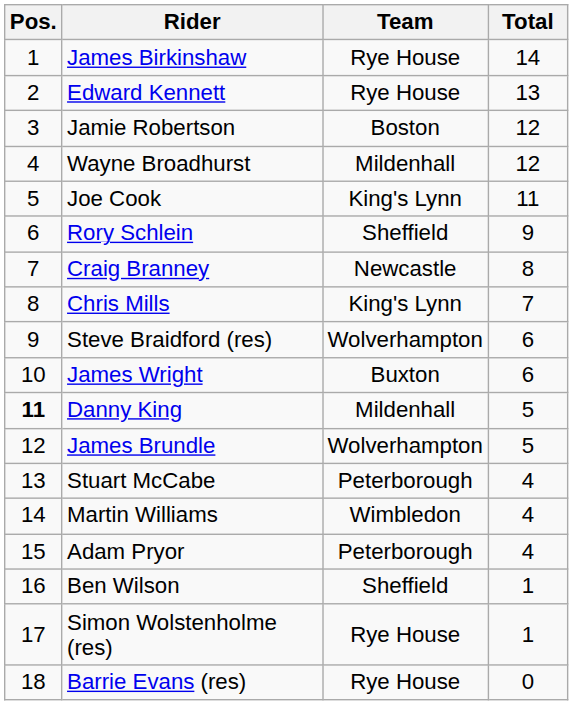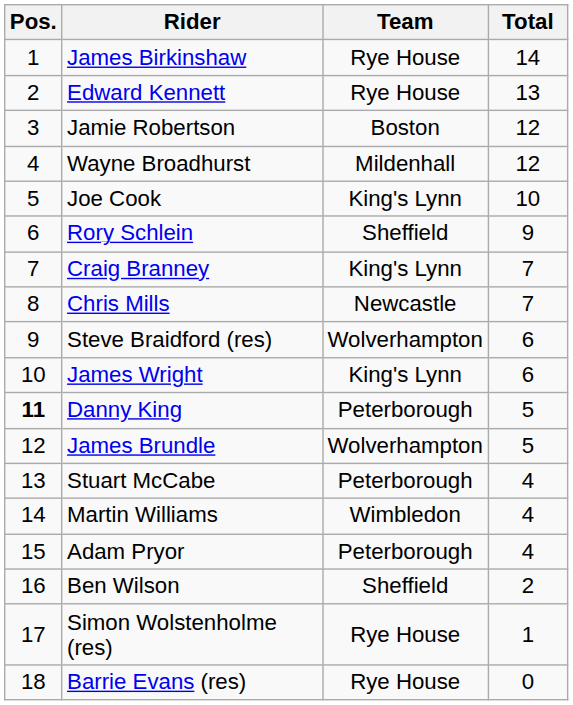(528, 198) 11 -> (528, 198) 10
(405, 269) Newcastle -> (405, 269) King's Lynn
(528, 269) 8 -> (528, 269) 7
(405, 304) King's Lynn -> (405, 304) Newcastle
(405, 374) Buxton -> (405, 374) King's Lynn
(405, 410) Mildenhall -> (405, 410) Peterborough
(528, 586) 1 -> (528, 586) 2
